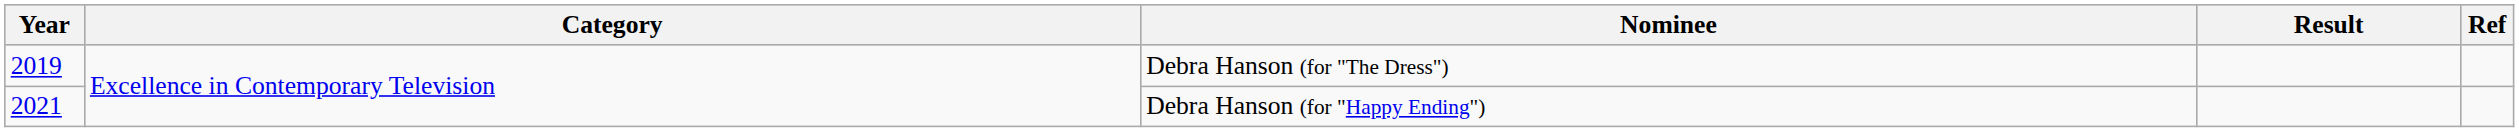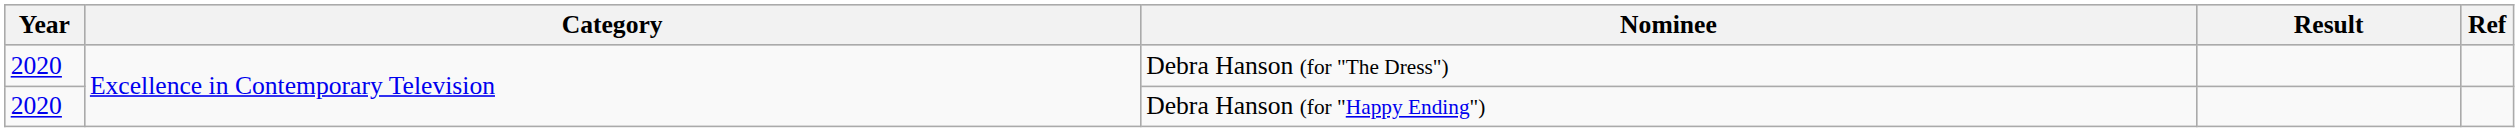(36, 65) 2019 -> (36, 65) 2020
(36, 106) 2021 -> (36, 106) 2020
